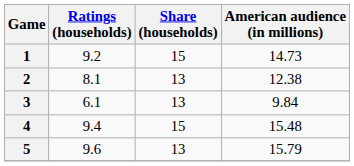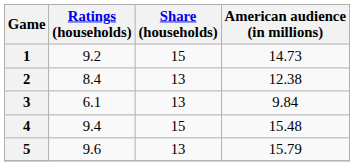(92, 79) 8.1 -> (92, 79) 8.4
